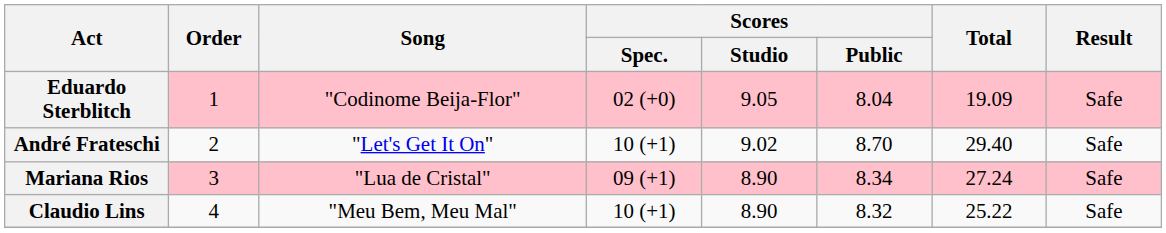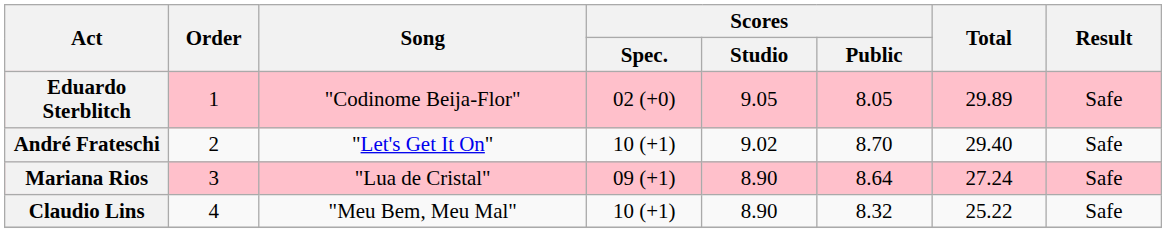(874, 99) 8.04 -> (874, 99) 8.05
(989, 99) 19.09 -> (989, 99) 29.89
(874, 177) 8.34 -> (874, 177) 8.64
